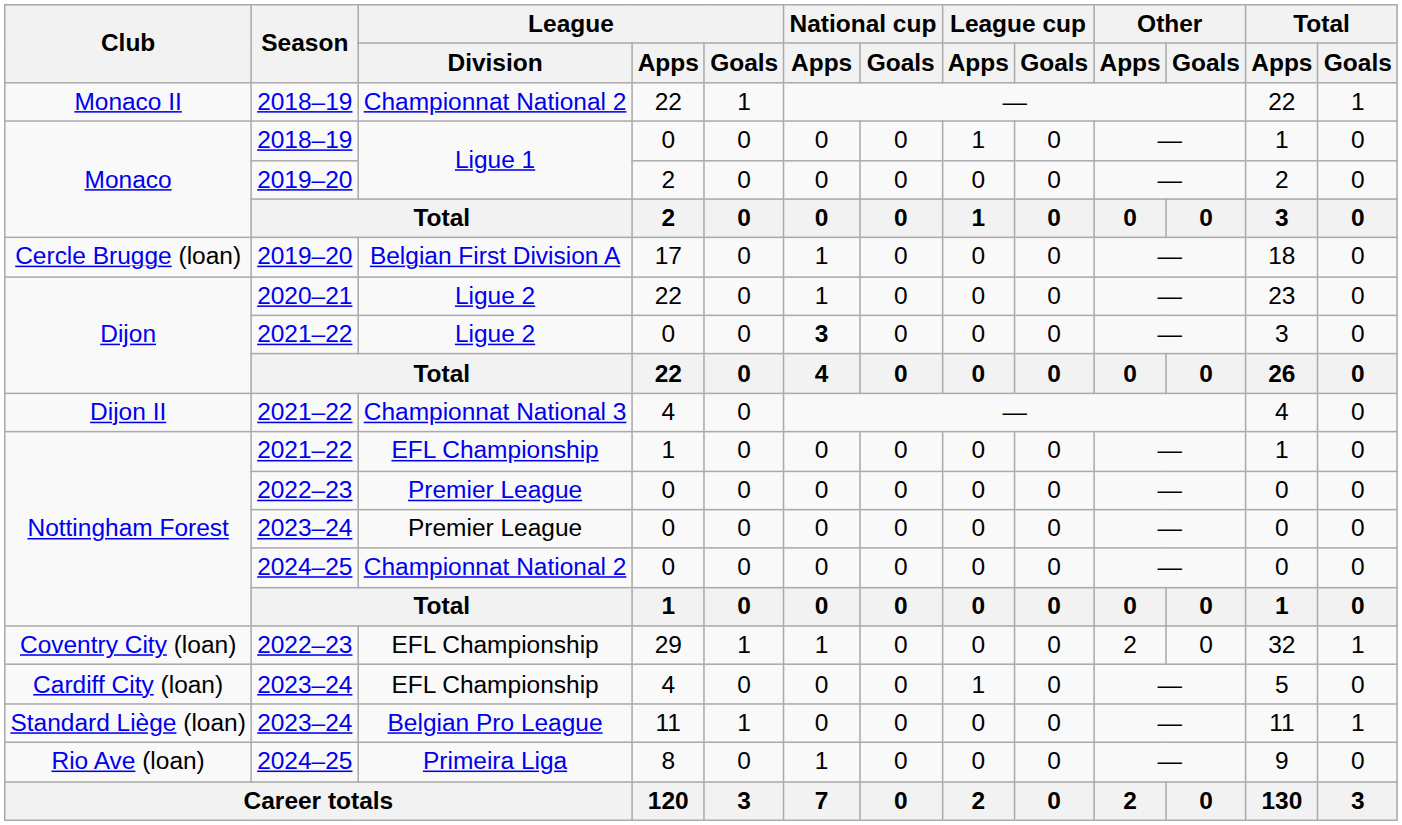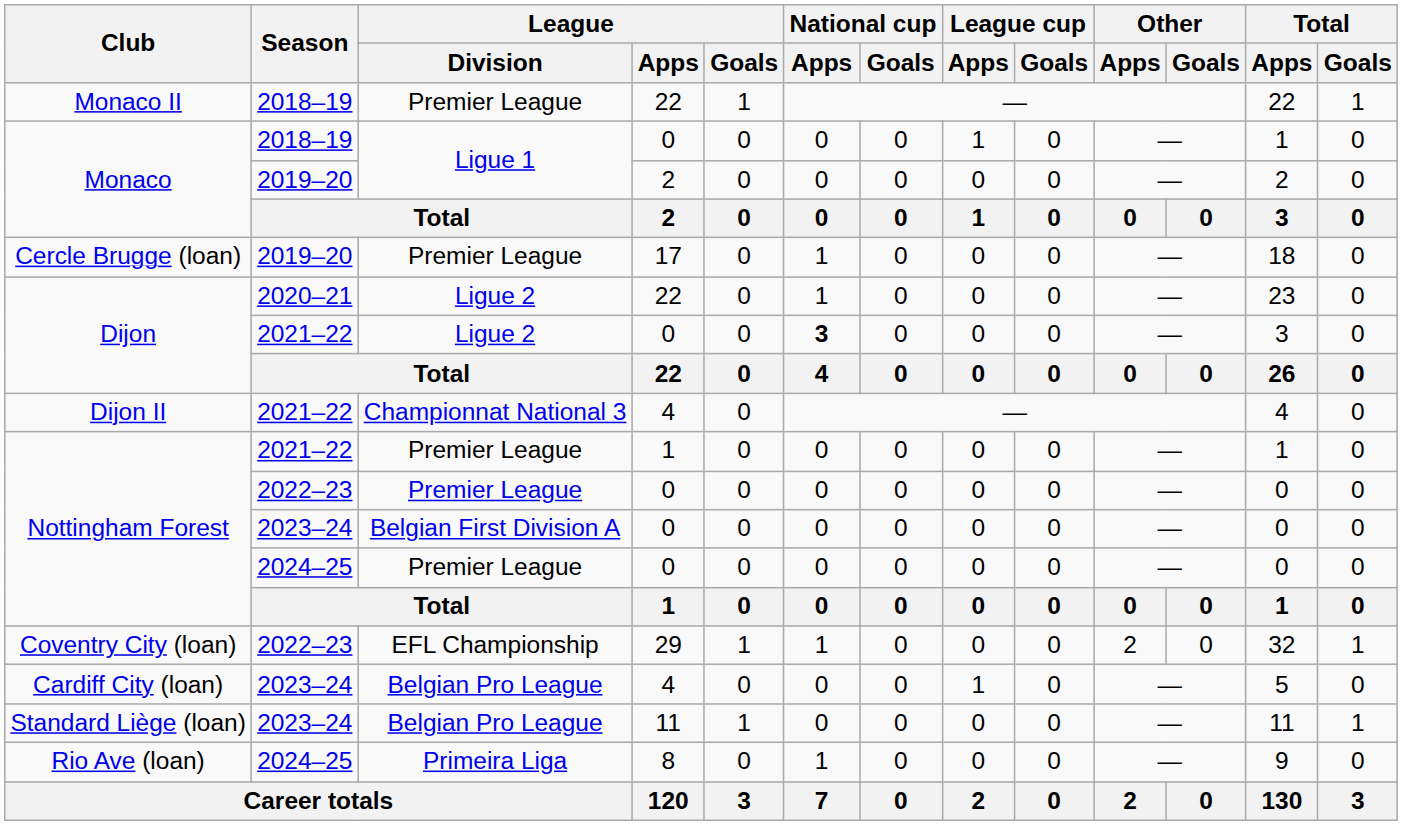(495, 101) Championnat National 2 -> (495, 101) Premier League
(495, 256) Belgian First Division A -> (495, 256) Premier League
(495, 450) EFL Championship -> (495, 450) Premier League
(495, 528) Premier League -> (495, 528) Belgian First Division A
(495, 567) Championnat National 2 -> (495, 567) Premier League
(495, 683) EFL Championship -> (495, 683) Belgian Pro League
